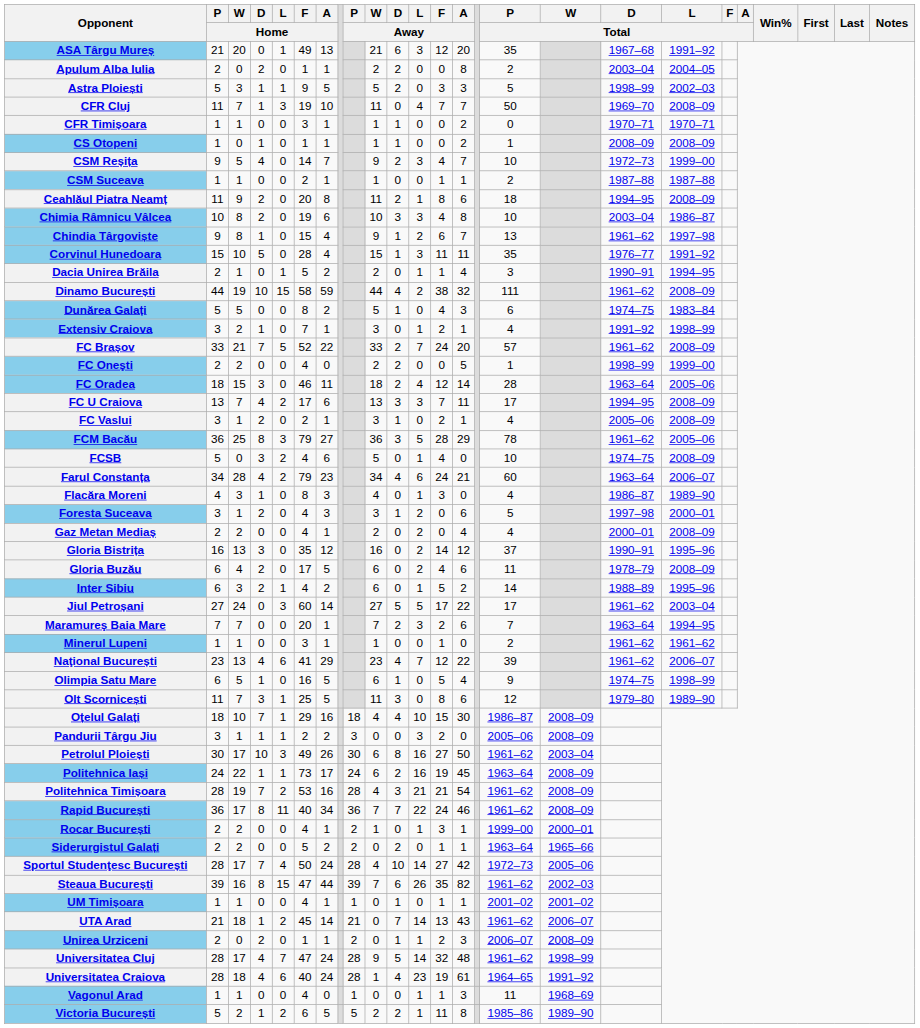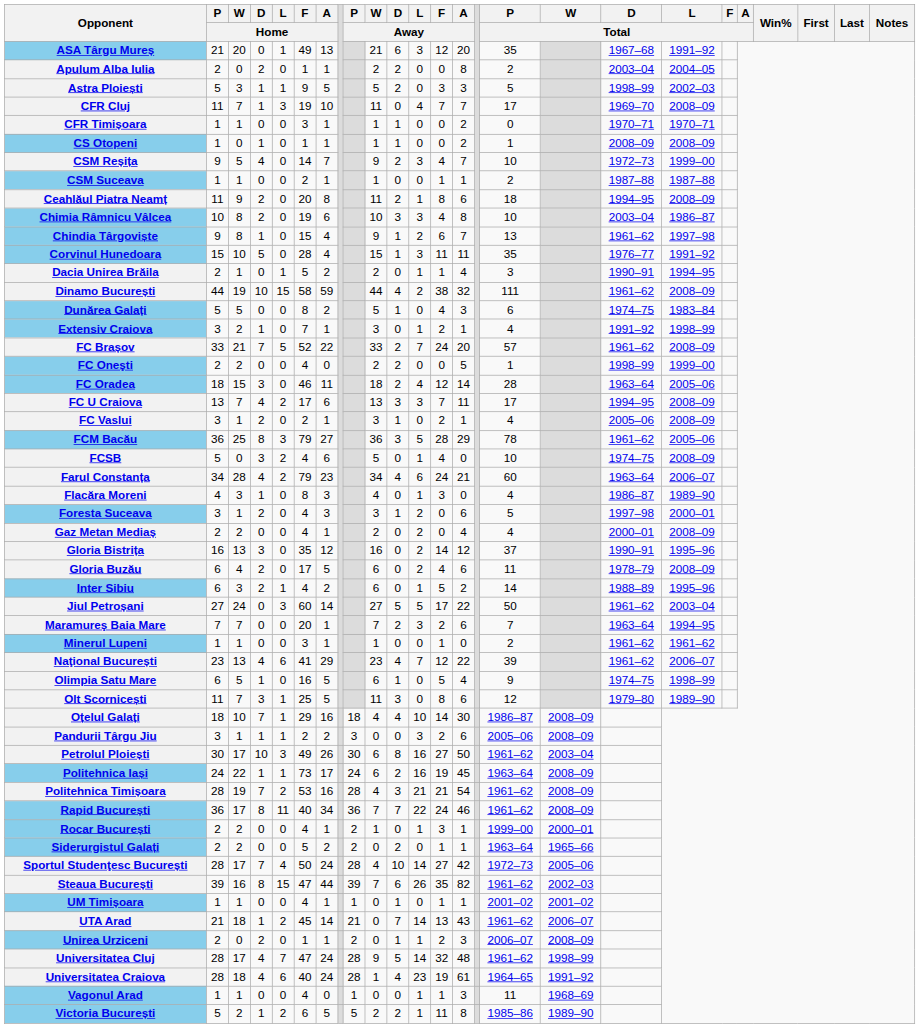(510, 106) 50 -> (510, 106) 17
(510, 606) 17 -> (510, 606) 50
(442, 717) 15 -> (442, 717) 14
(464, 736) 0 -> (464, 736) 6
